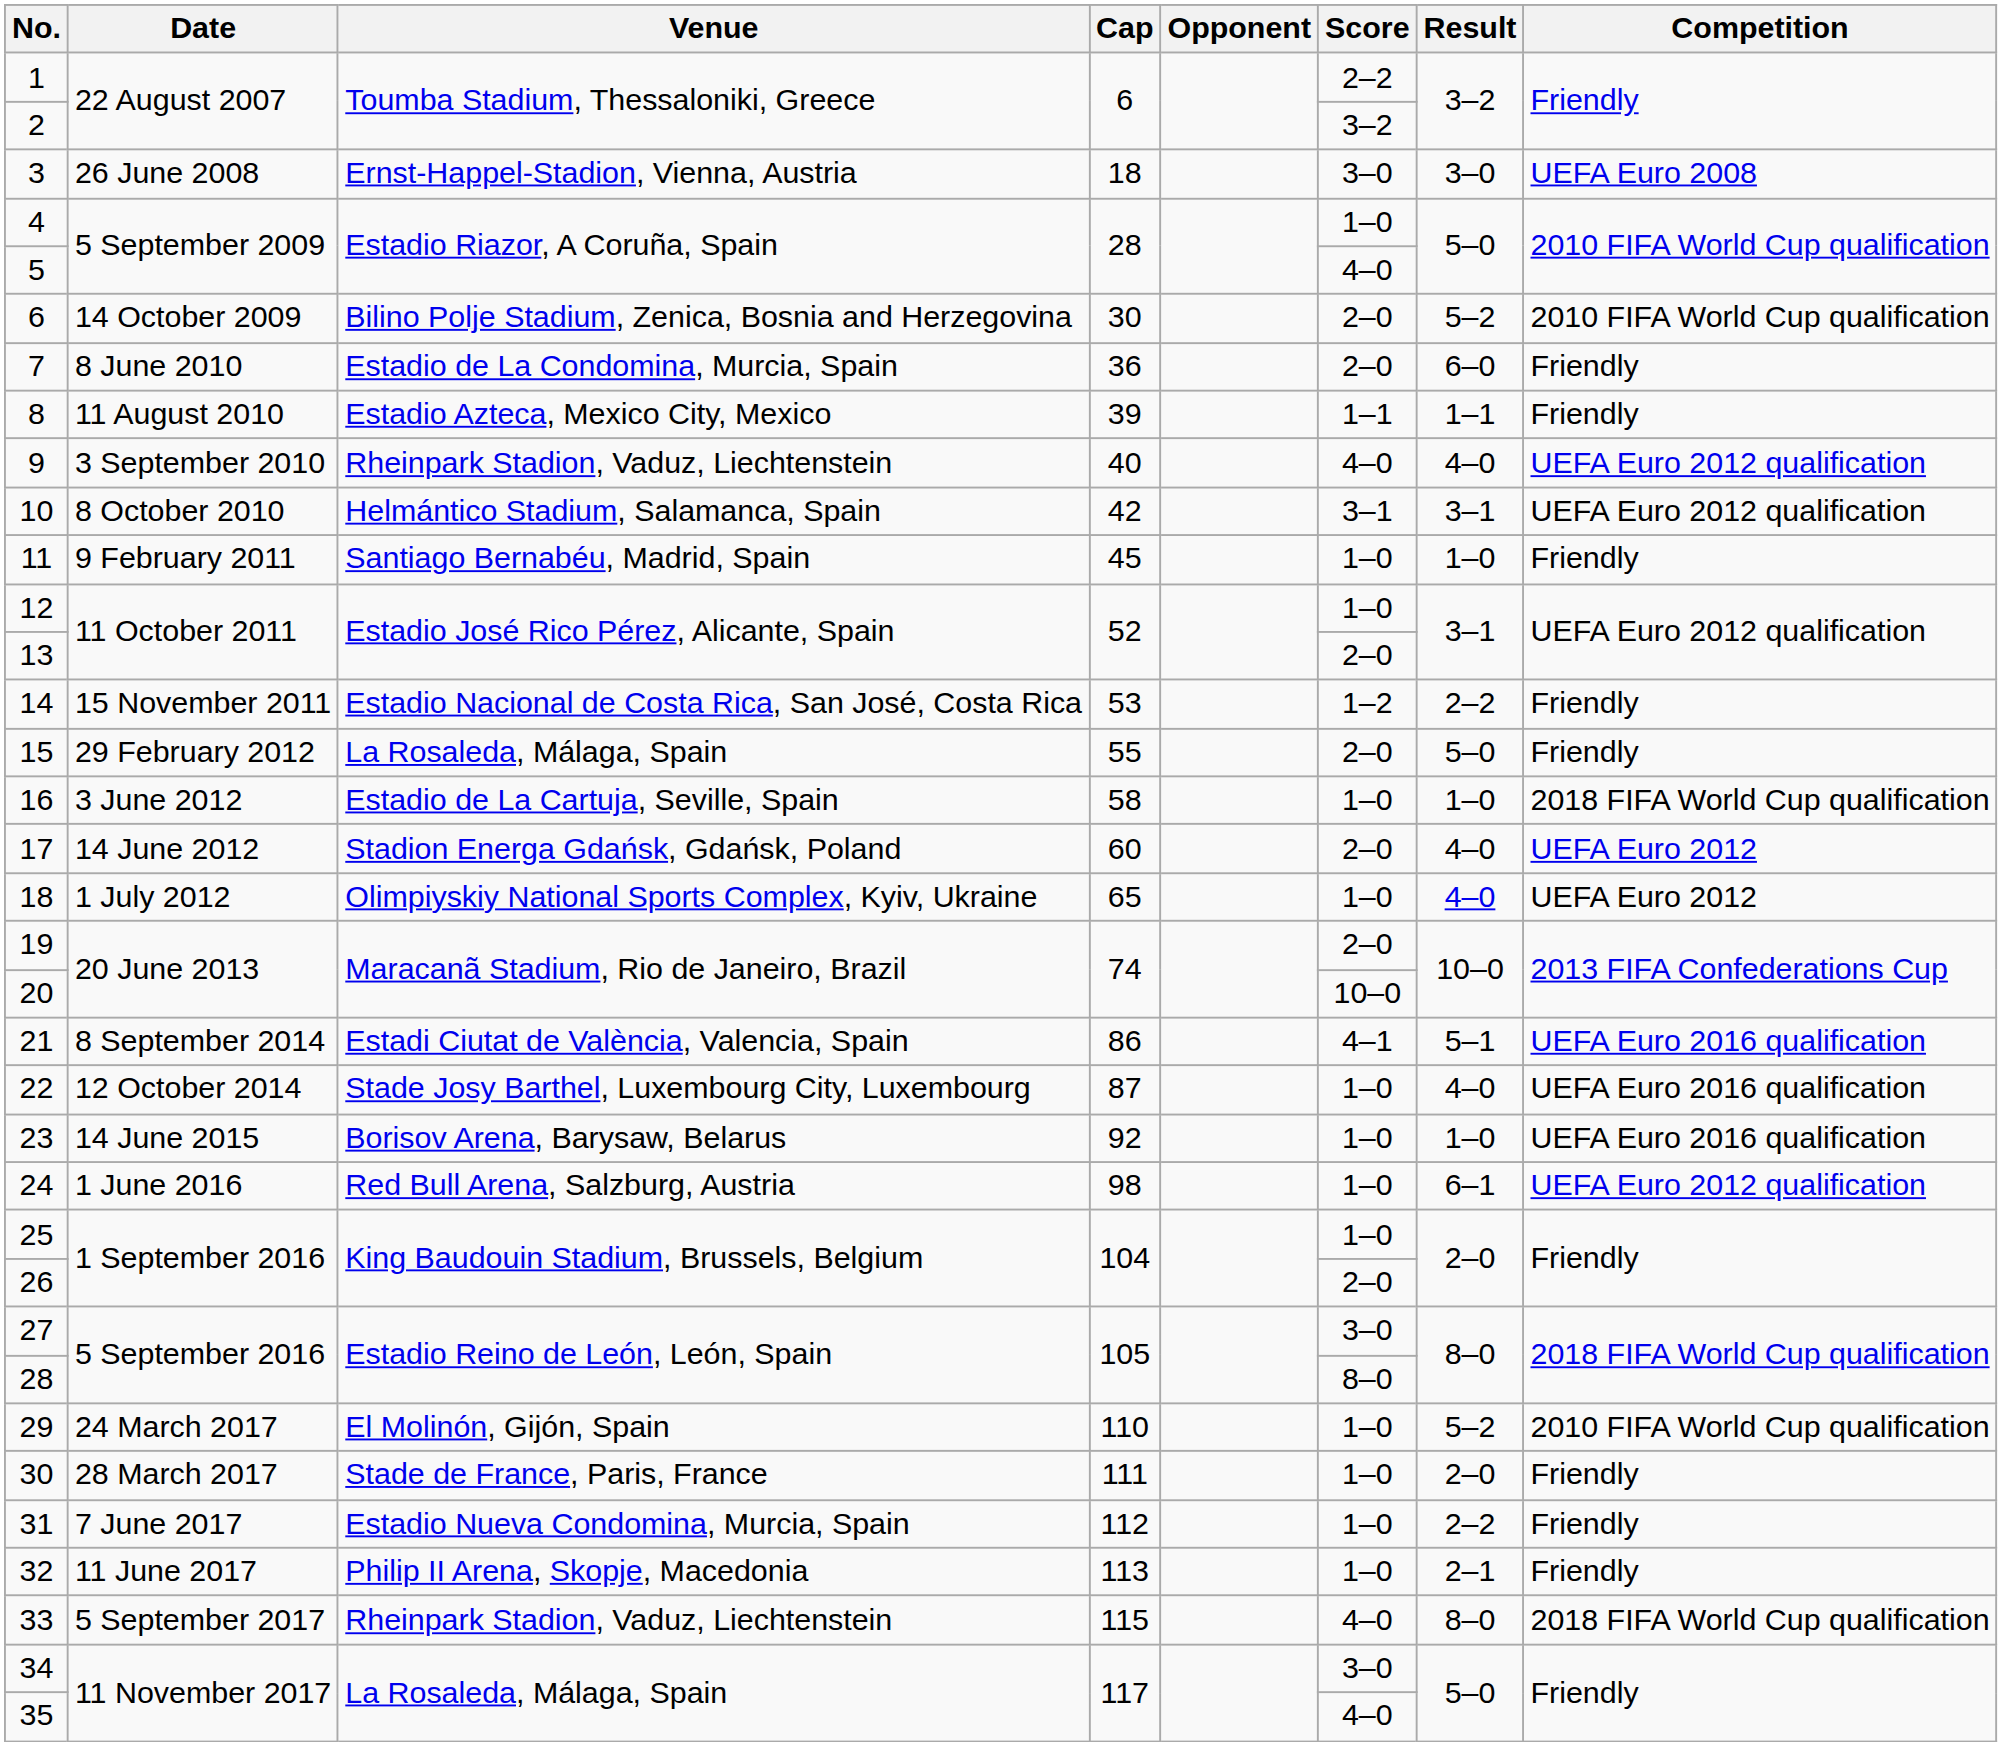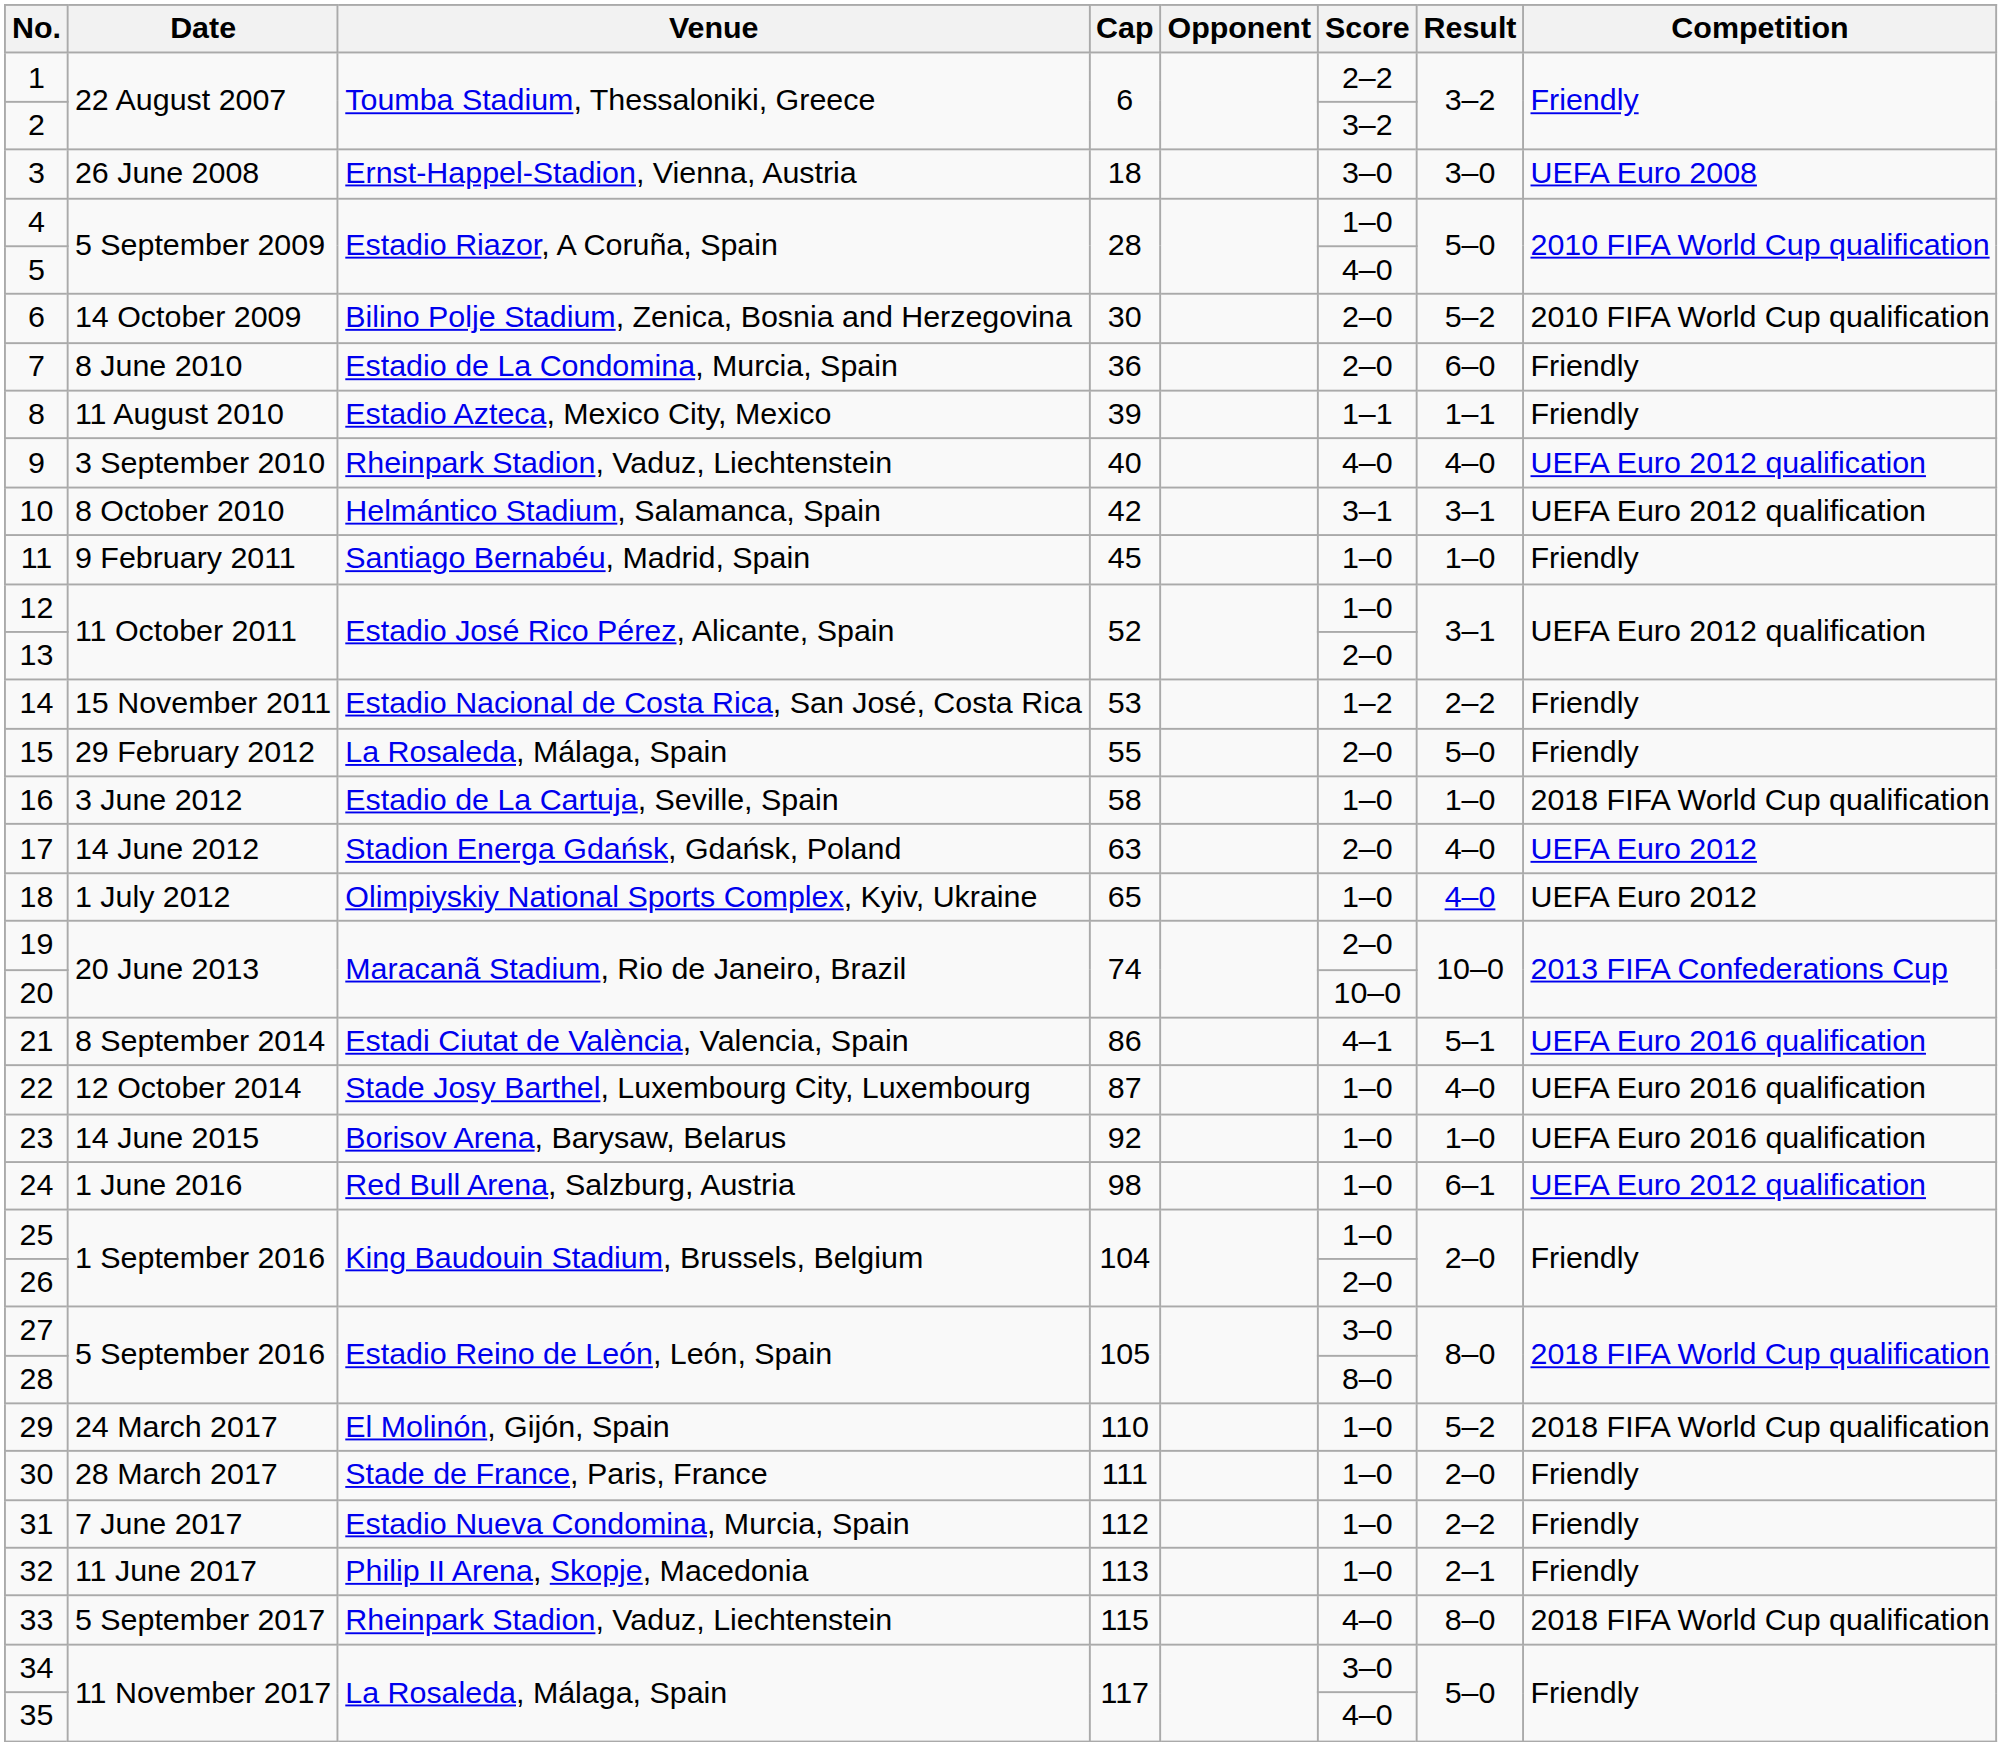(1125, 848) 60 -> (1125, 848) 63
(1760, 1426) 2010 FIFA World Cup qualification -> (1760, 1426) 2018 FIFA World Cup qualification
